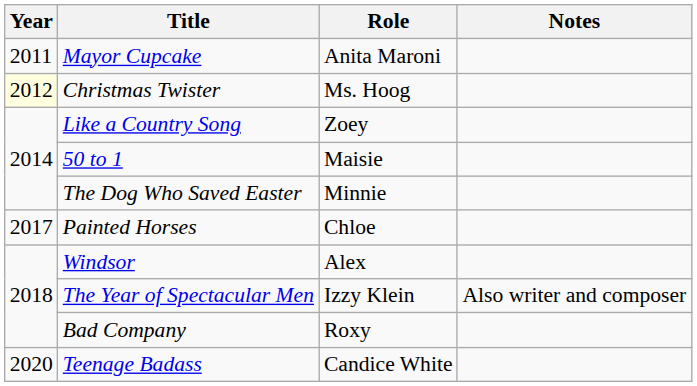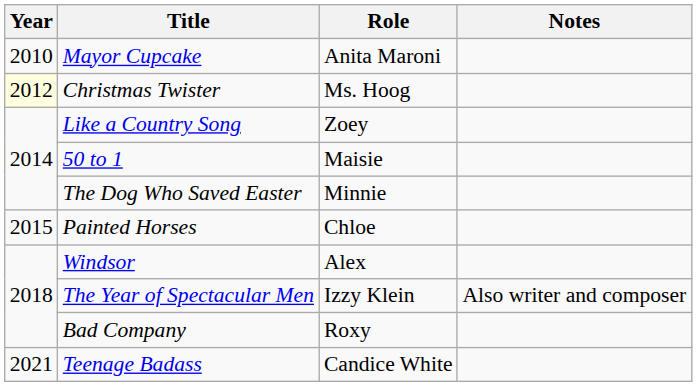(31, 55) 2011 -> (31, 55) 2010
(31, 227) 2017 -> (31, 227) 2015
(31, 364) 2020 -> (31, 364) 2021
